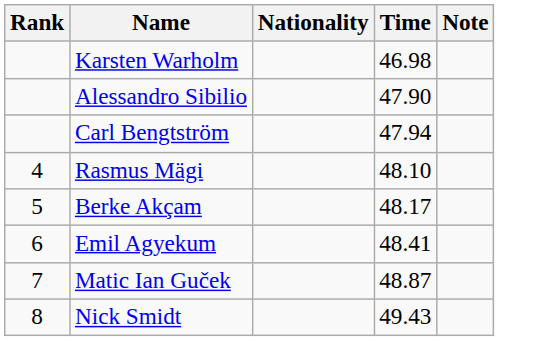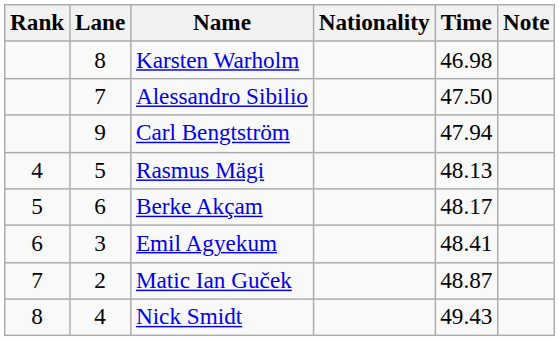+ column: (100, 22)
(405, 96) 47.90 -> (466, 96) 47.50
(405, 170) 48.10 -> (466, 170) 48.13
